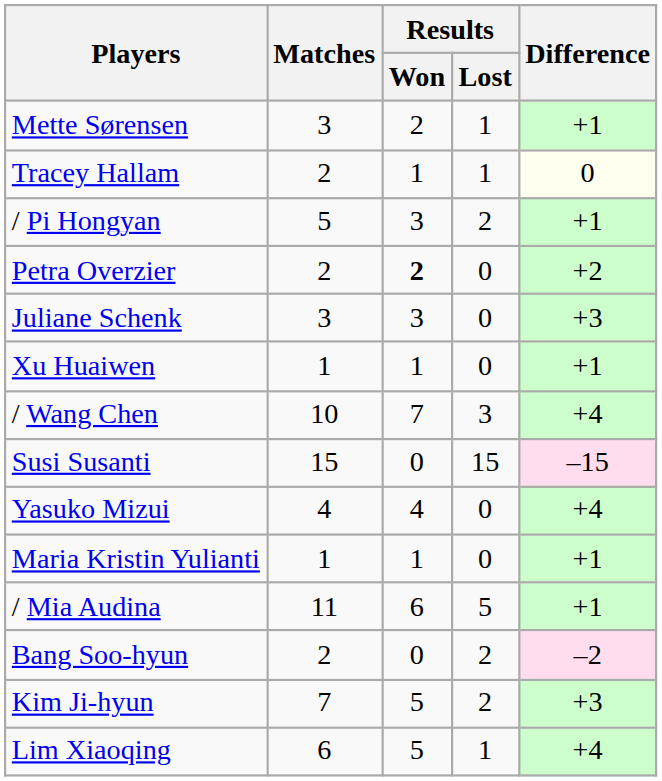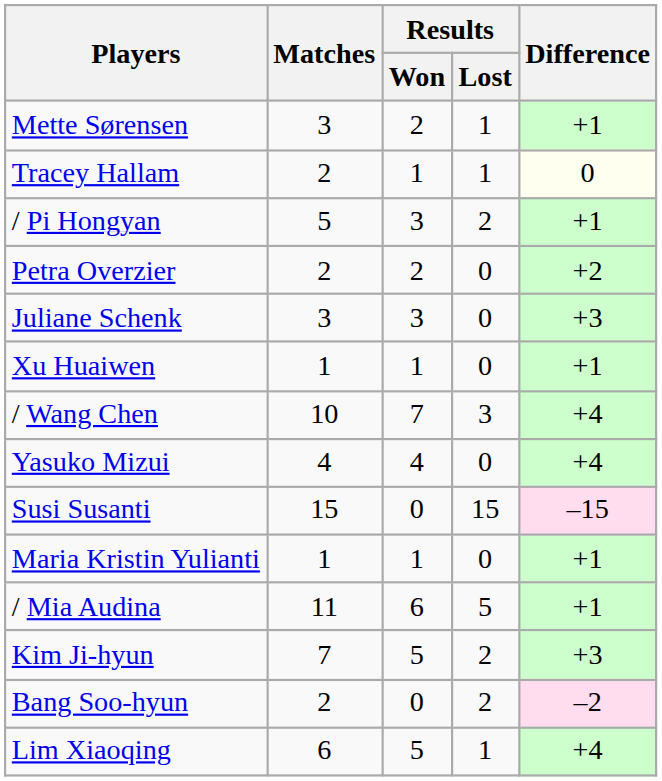(417, 269) bold -> (417, 269) normal
rows swapped: (91, 510) <-> (81, 461)
rows swapped: (100, 654) <-> (83, 702)
